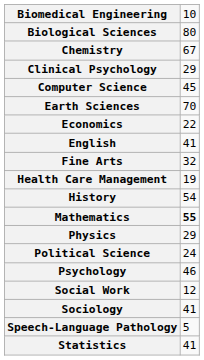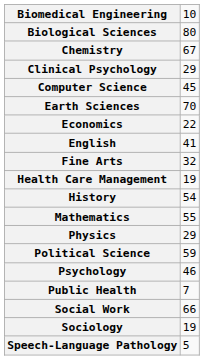(190, 216) bold -> (190, 216) normal
(190, 253) 24 -> (190, 253) 59
+ row: (92, 290)
(190, 290) 12 -> (190, 309) 66
(190, 309) 41 -> (190, 327) 19
- row: (92, 345)
